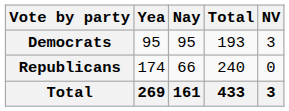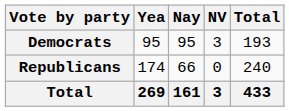columns swapped: (271, 18) <-> (231, 18)
